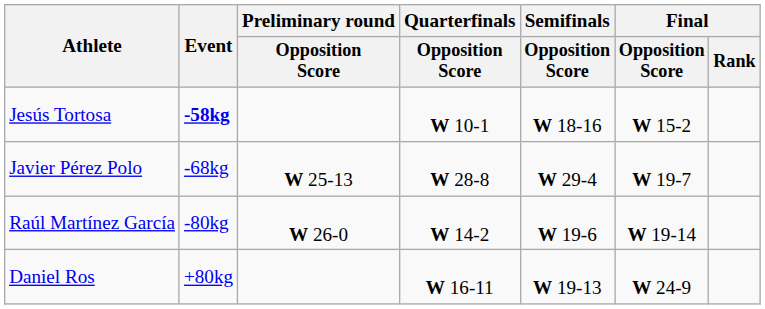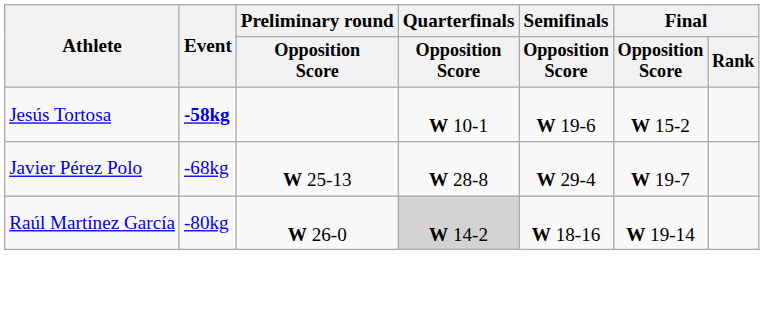(567, 126) W 18-16 -> (566, 126) W 19-6
(460, 234) no background -> (459, 234) lightgrey background
(567, 234) W 19-6 -> (566, 234) W 18-16
- row: (52, 277)
